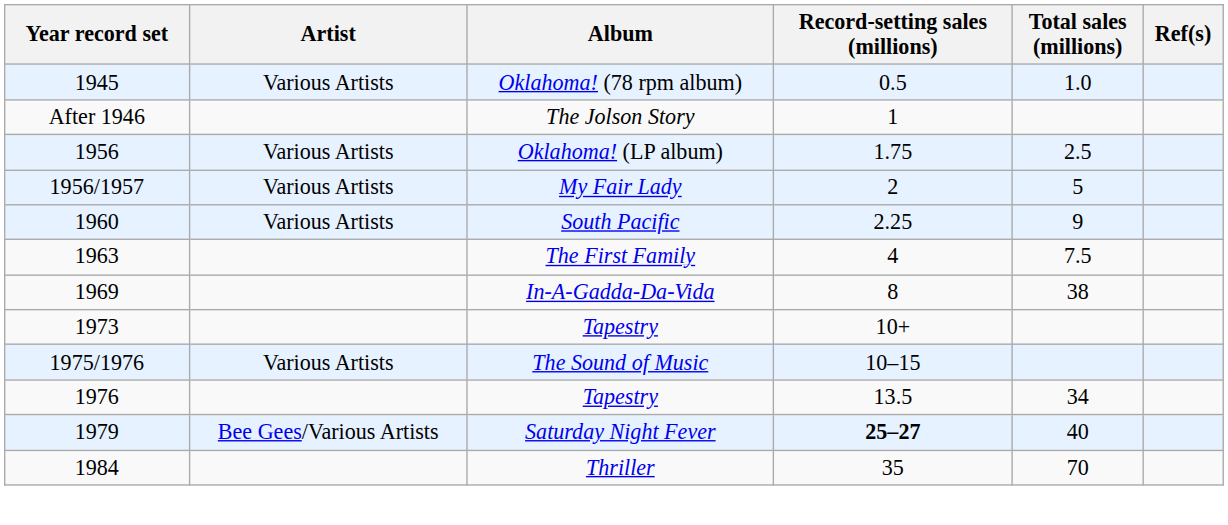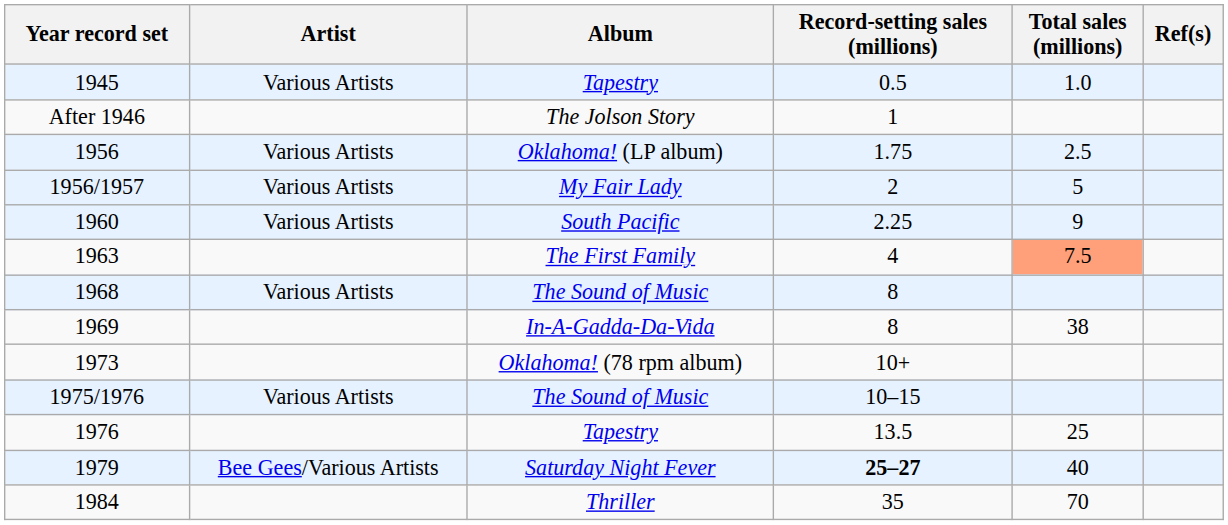(620, 81) Oklahoma! (78 rpm album) -> (620, 81) Tapestry
(1078, 256) no background -> (1078, 256) lightsalmon background
+ row: (97, 291)
(620, 326) Tapestry -> (620, 362) Oklahoma! (78 rpm album)
(1078, 397) 34 -> (1078, 432) 25
